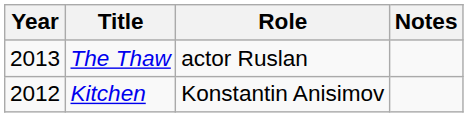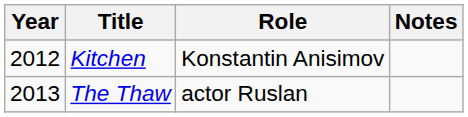rows swapped: (108, 93) <-> (121, 58)
